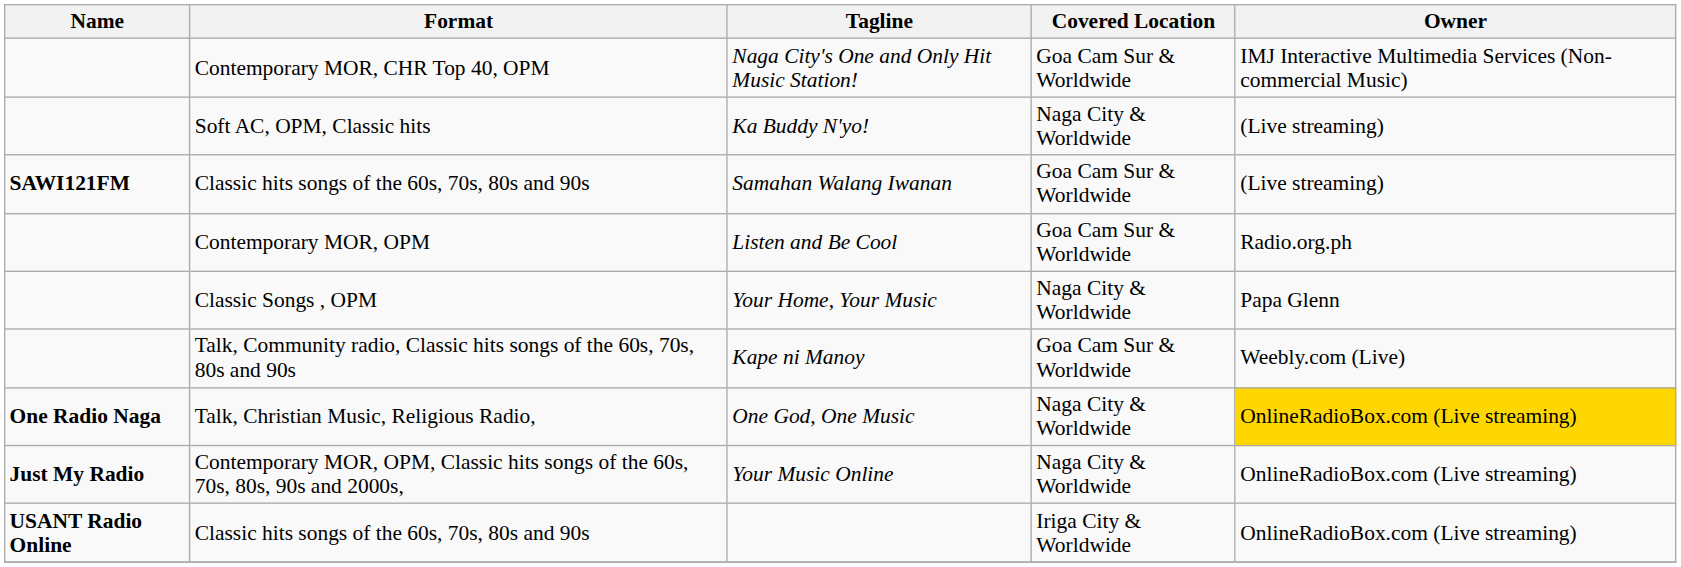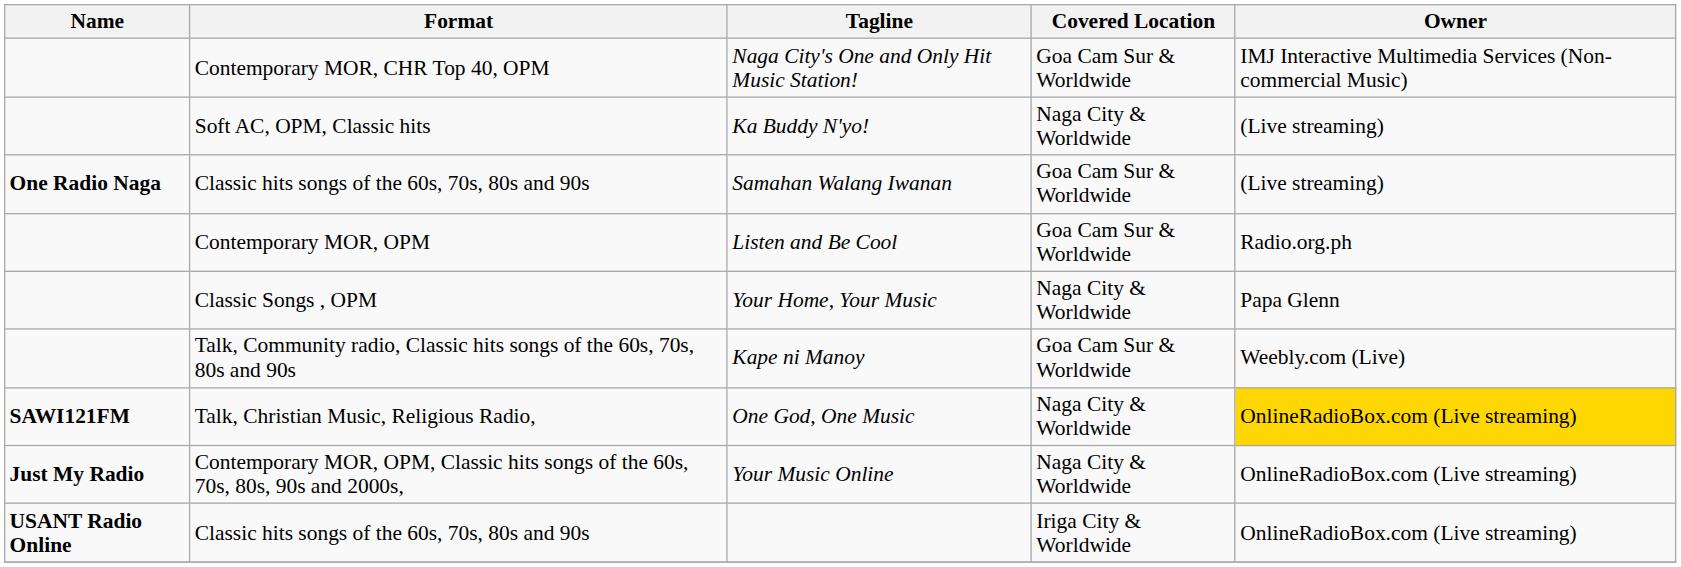(70, 183) SAWI121FM -> (85, 183) One Radio Naga
(85, 416) One Radio Naga -> (70, 416) SAWI121FM
